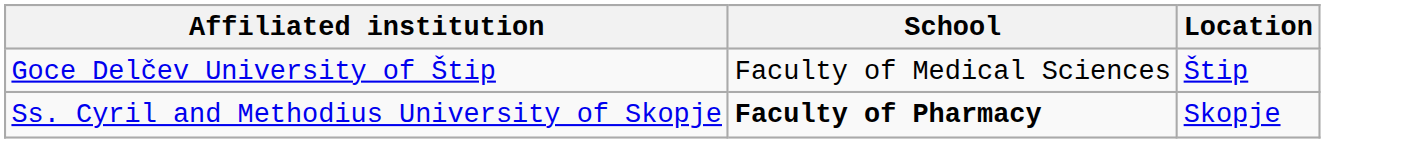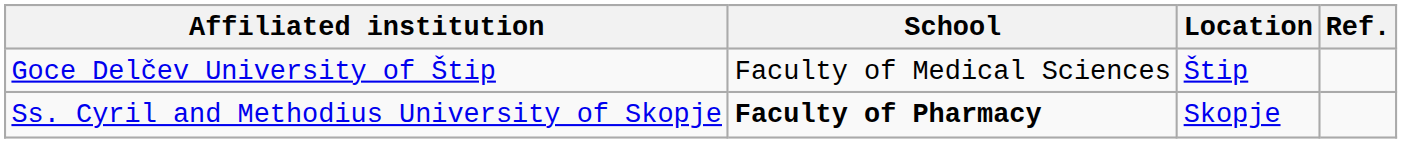+ column: (1358, 27)
